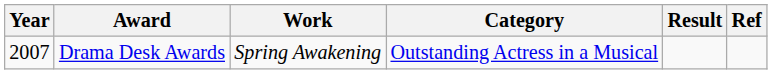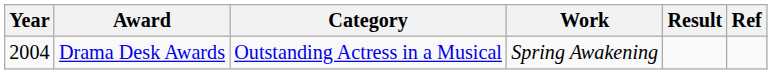columns swapped: (524, 20) <-> (308, 20)
(29, 52) 2007 -> (29, 52) 2004
